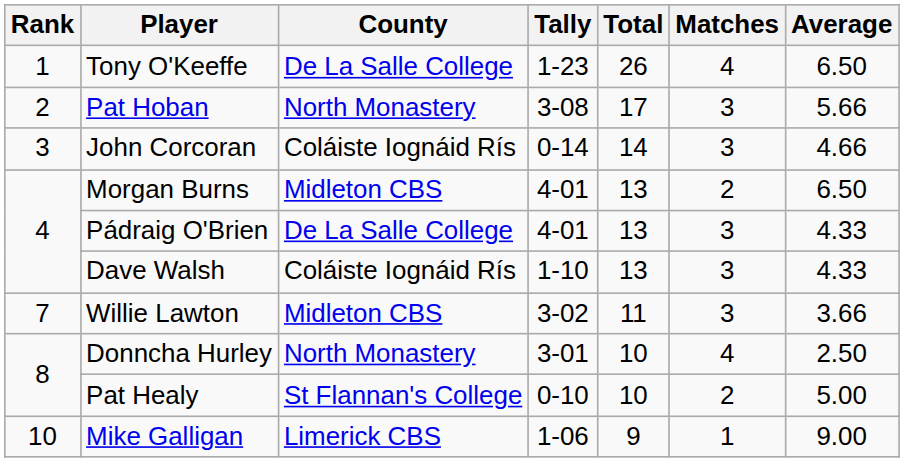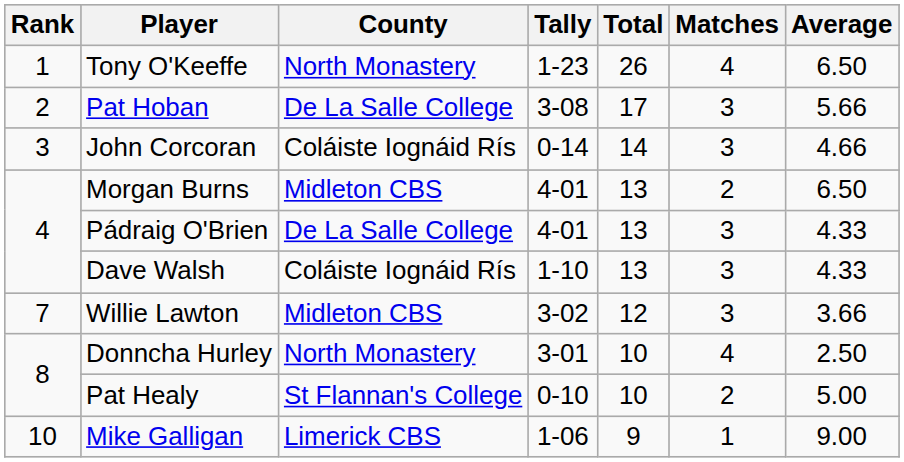(398, 66) De La Salle College -> (380, 66) North Monastery
(380, 107) North Monastery -> (398, 107) De La Salle College
(633, 312) 11 -> (633, 312) 12
